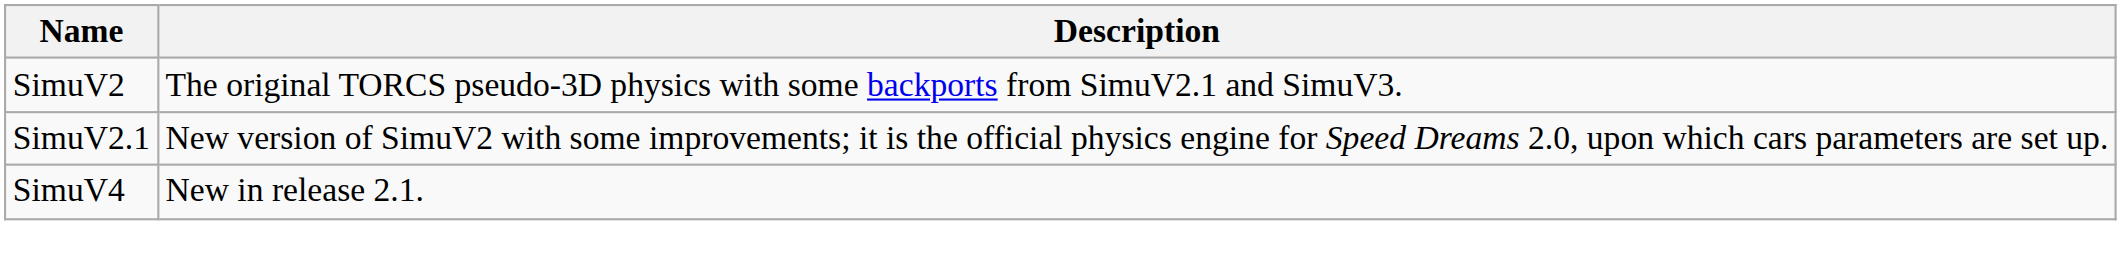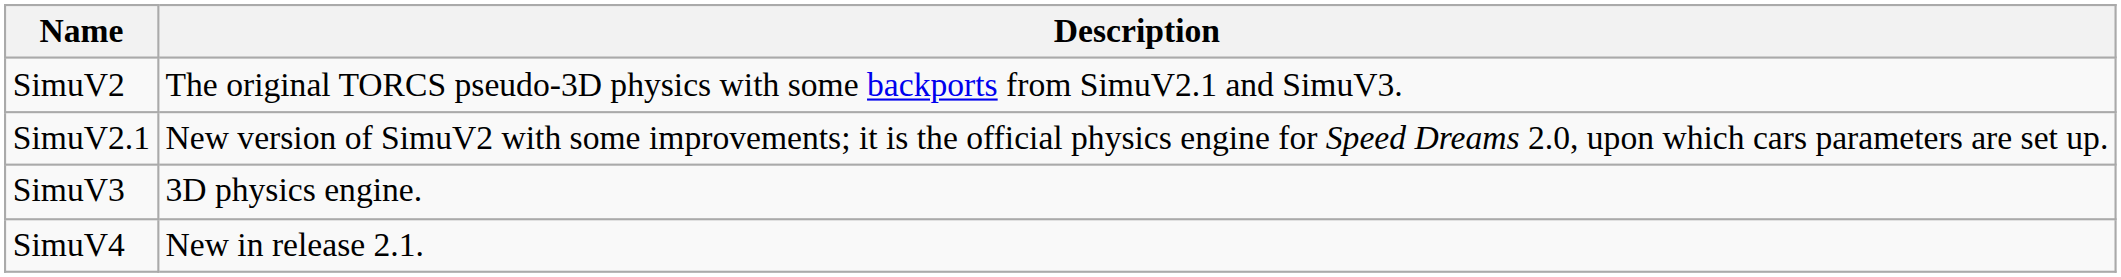+ row: (69, 191)
